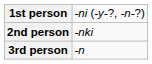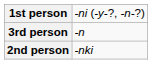rows swapped: (38, 31) <-> (38, 50)
